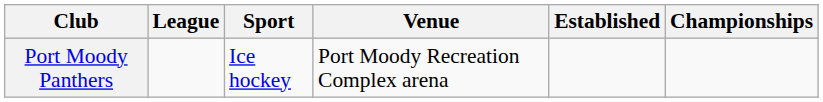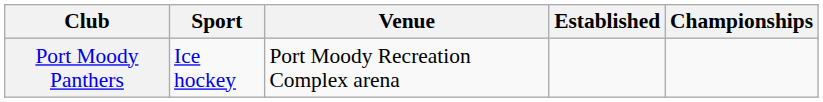- column: (186, 21)
